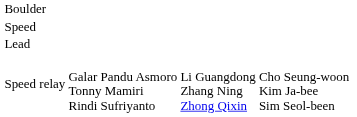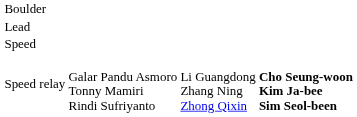rows swapped: (17, 44) <-> (20, 26)
(304, 91) normal -> (306, 91) bold
